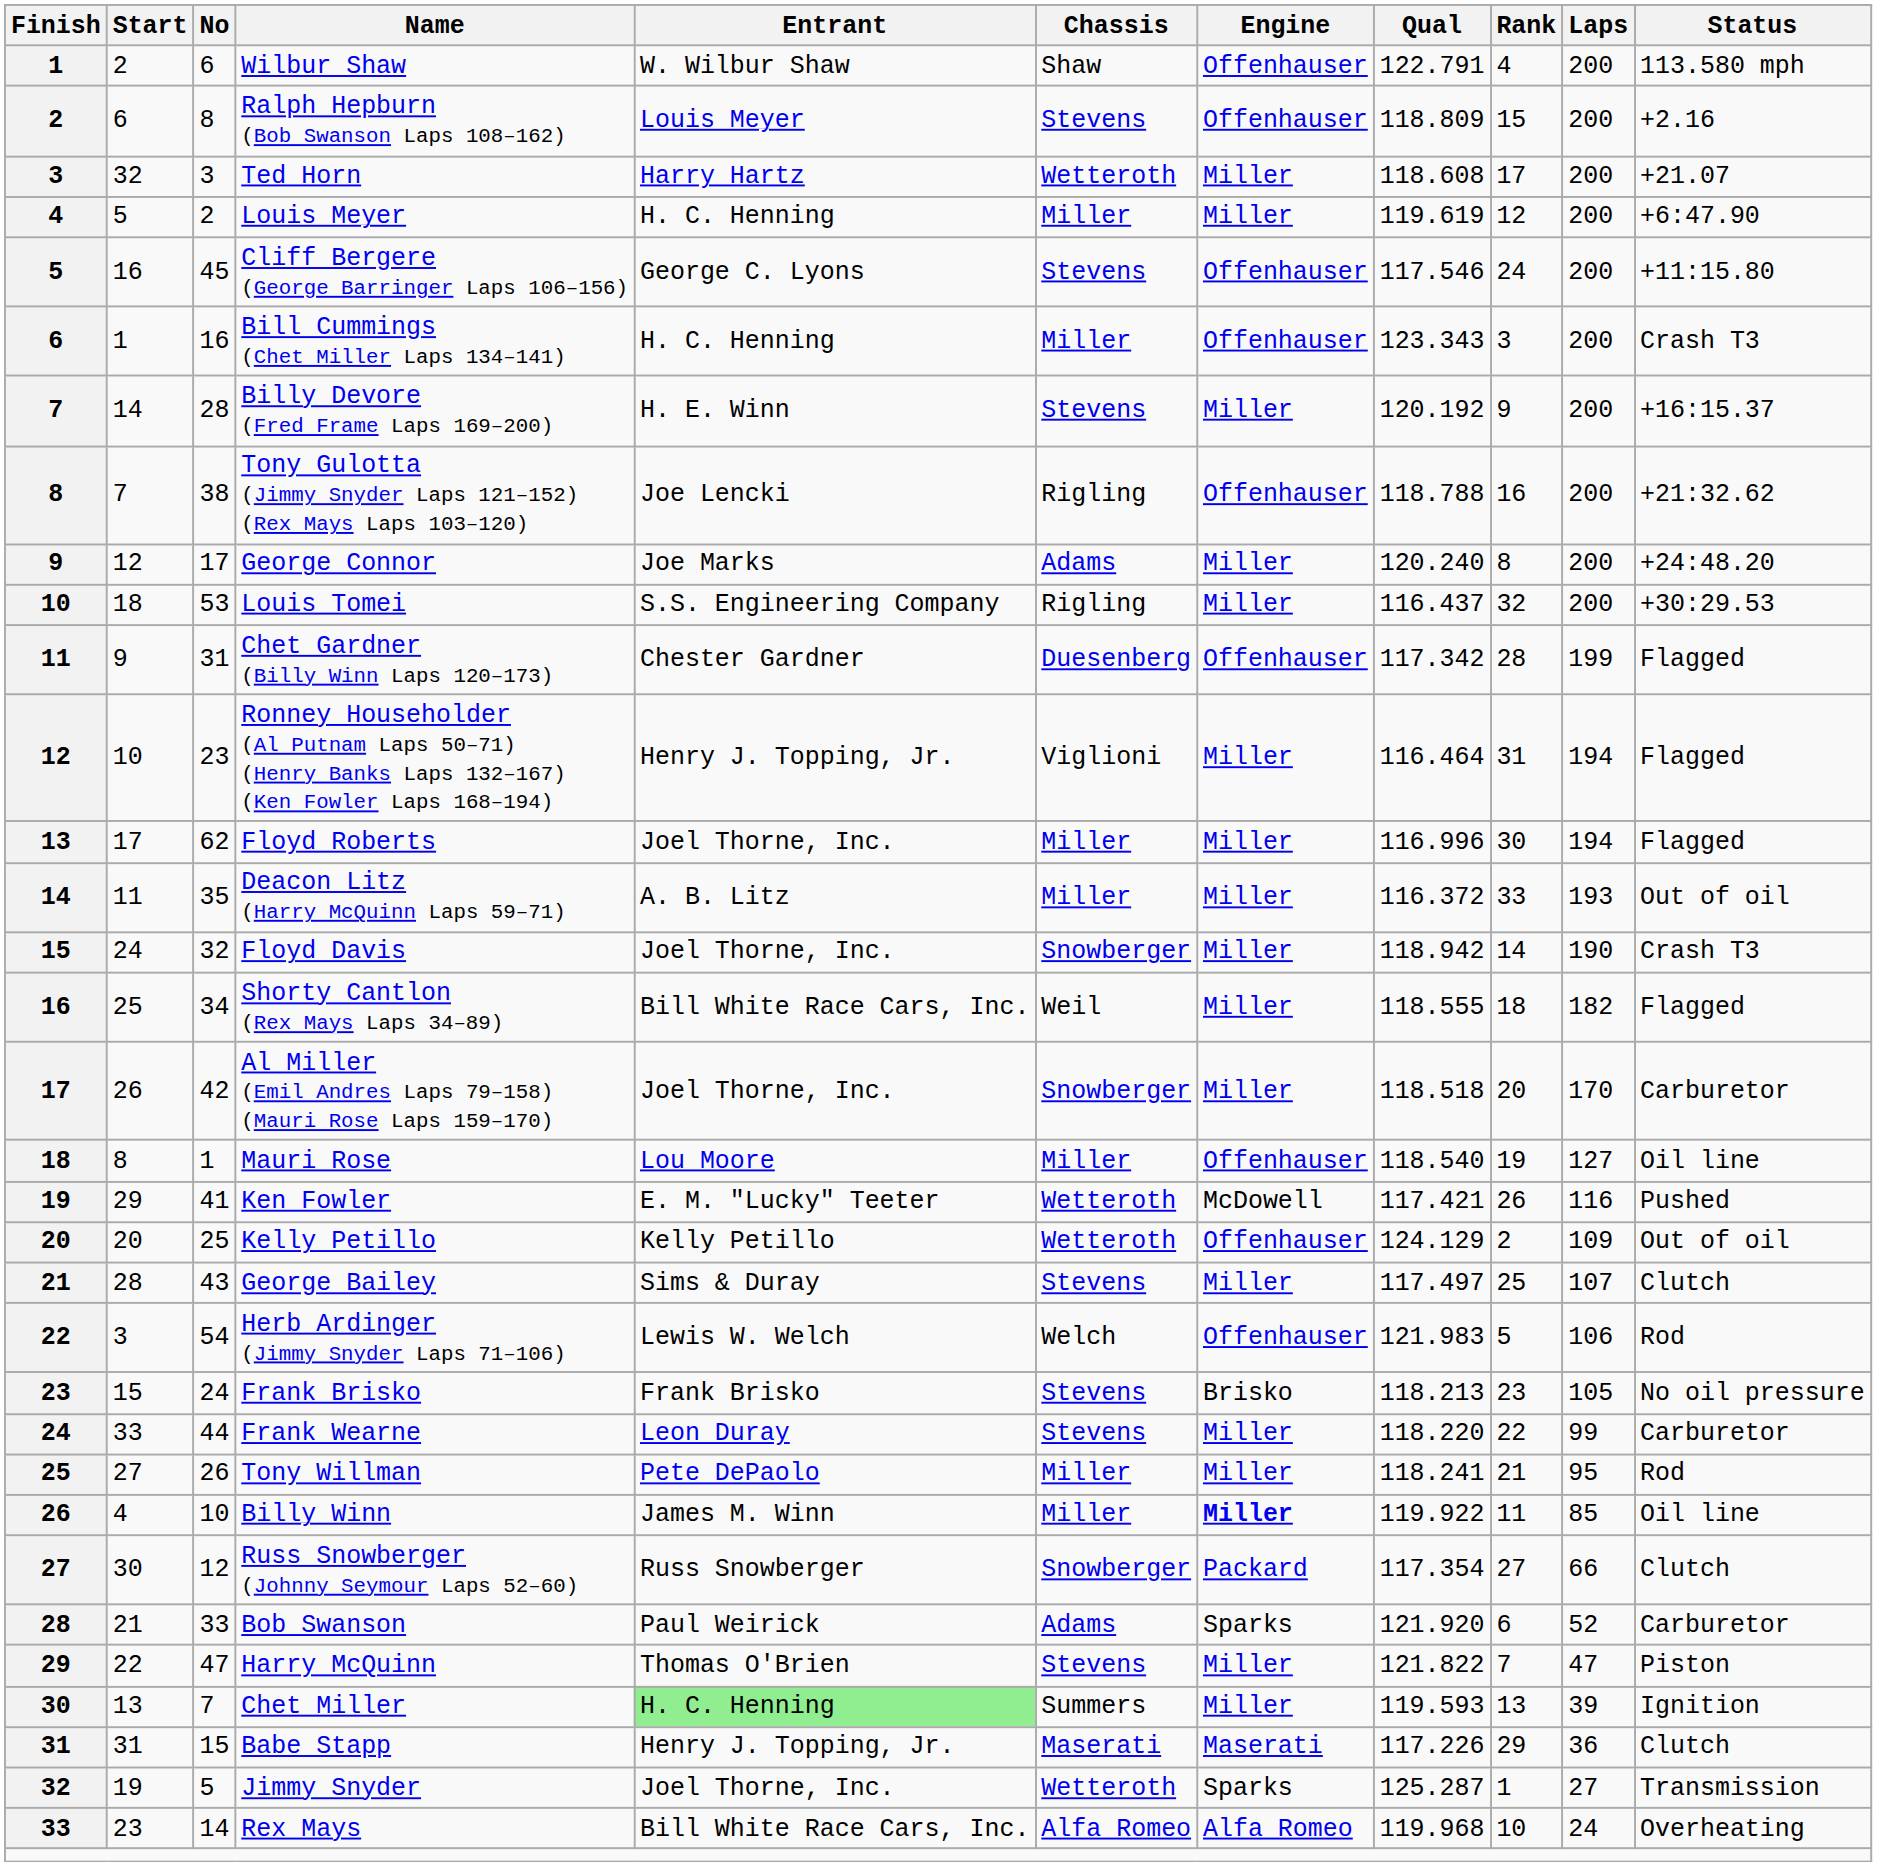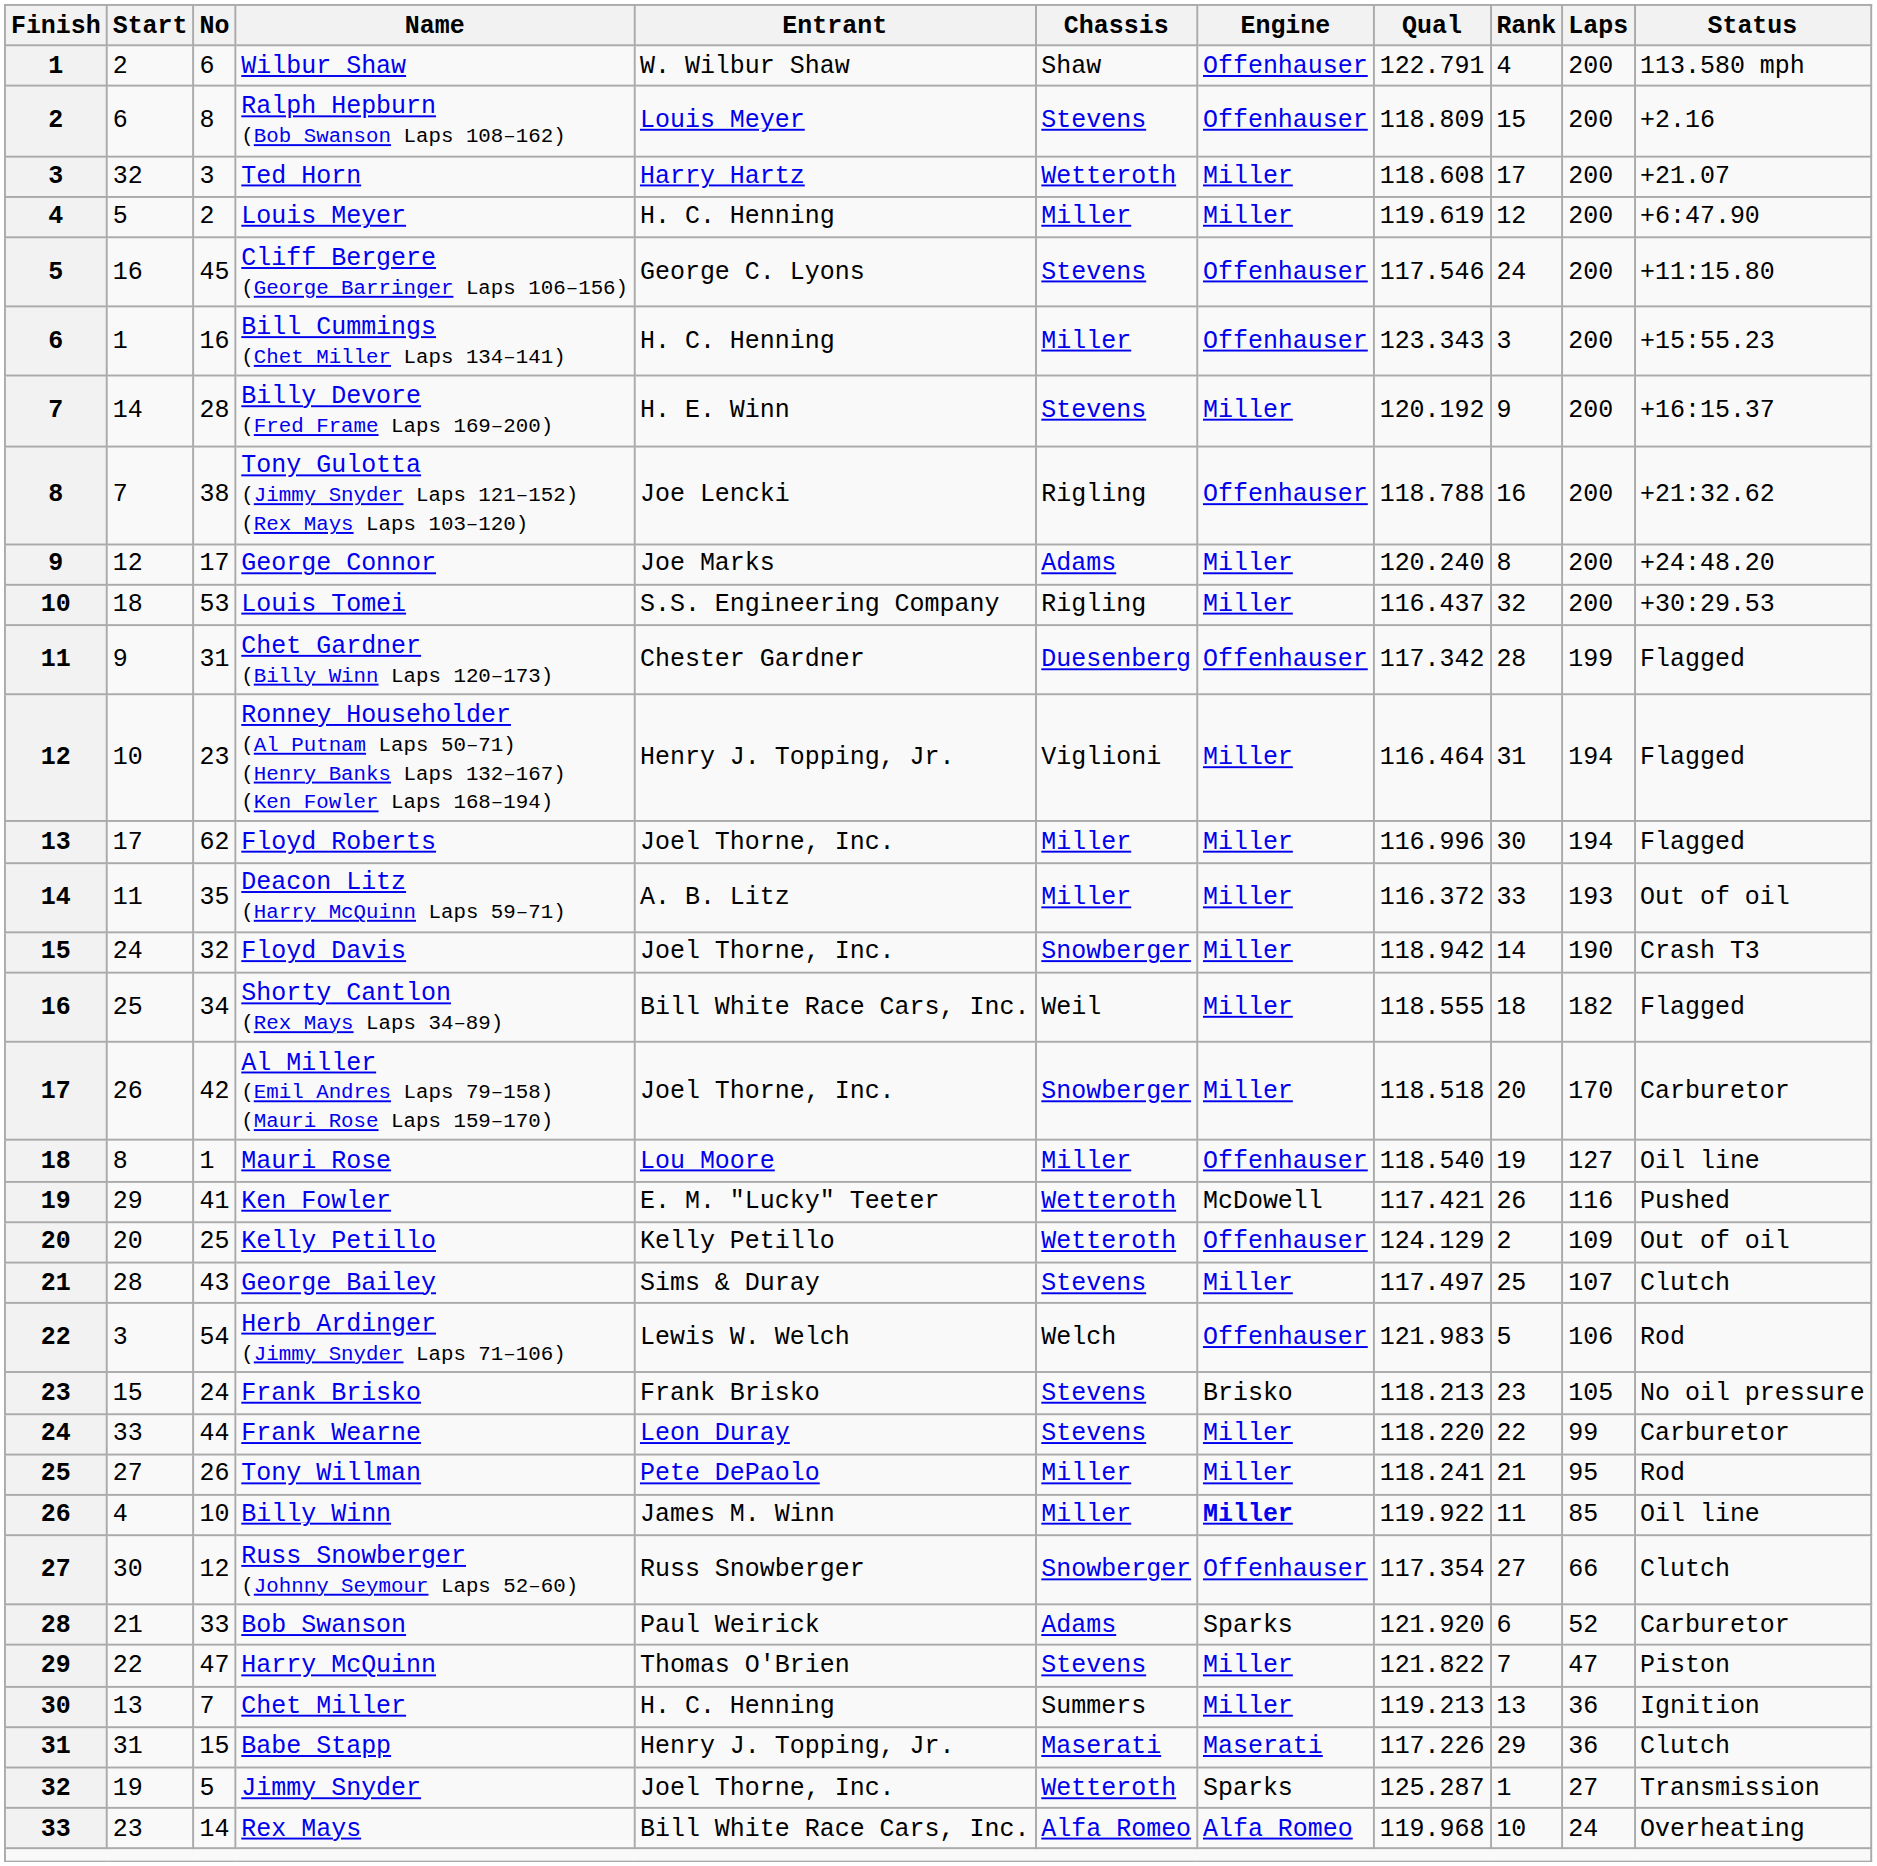(1700, 341) Crash T3 -> (1707, 341) +15:55.23
(1255, 1570) Packard -> (1285, 1570) Offenhauser
(737, 1706) lightgreen background -> (737, 1706) no background
(1432, 1706) 119.593 -> (1432, 1706) 119.213
(1583, 1706) 39 -> (1583, 1706) 36
